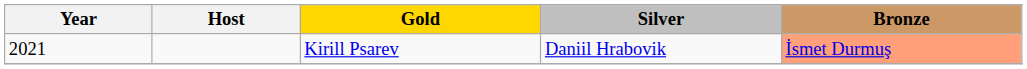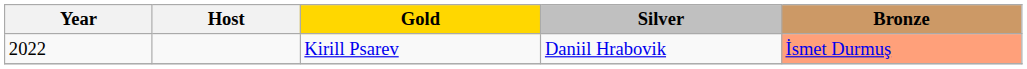(27, 48) 2021 -> (27, 48) 2022
